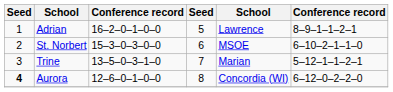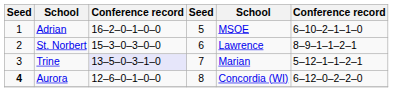(241, 29) Lawrence -> (234, 29) MSOE
(325, 29) 8–9–1–1–2–1 -> (328, 29) 6–10–2–1–1–0
(234, 45) MSOE -> (241, 45) Lawrence
(328, 45) 6–10–2–1–1–0 -> (325, 45) 8–9–1–1–2–1
(126, 62) no background -> (126, 62) lavender background
